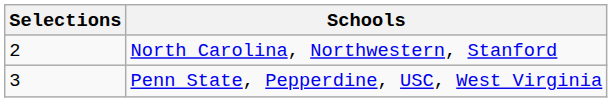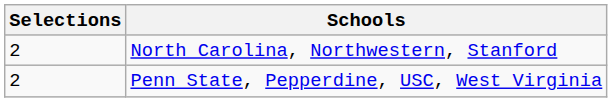(15, 81) 3 -> (15, 81) 2
